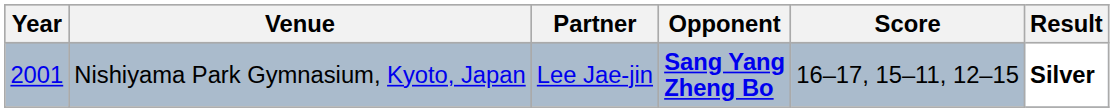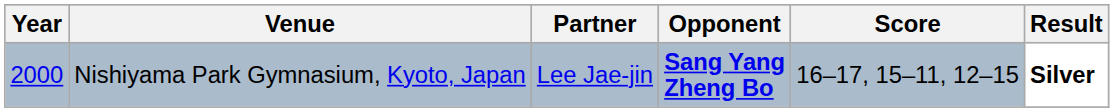(37, 75) 2001 -> (37, 75) 2000
